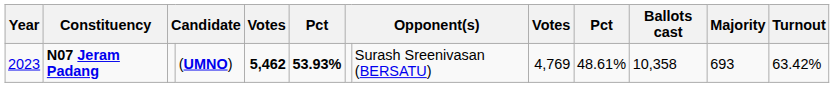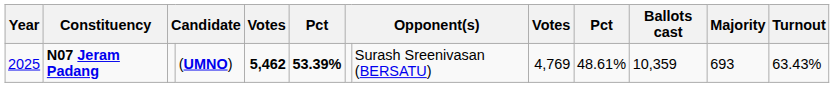(24, 63) 2023 -> (24, 63) 2025
(317, 63) 53.93% -> (317, 63) 53.39%
(655, 63) 10,358 -> (655, 63) 10,359
(797, 63) 63.42% -> (797, 63) 63.43%
